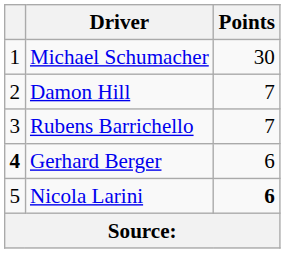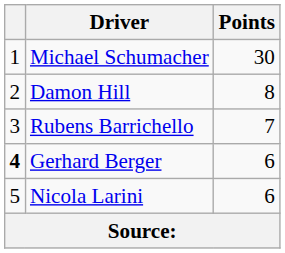(270, 91) 7 -> (270, 91) 8
(270, 196) bold -> (270, 196) normal
